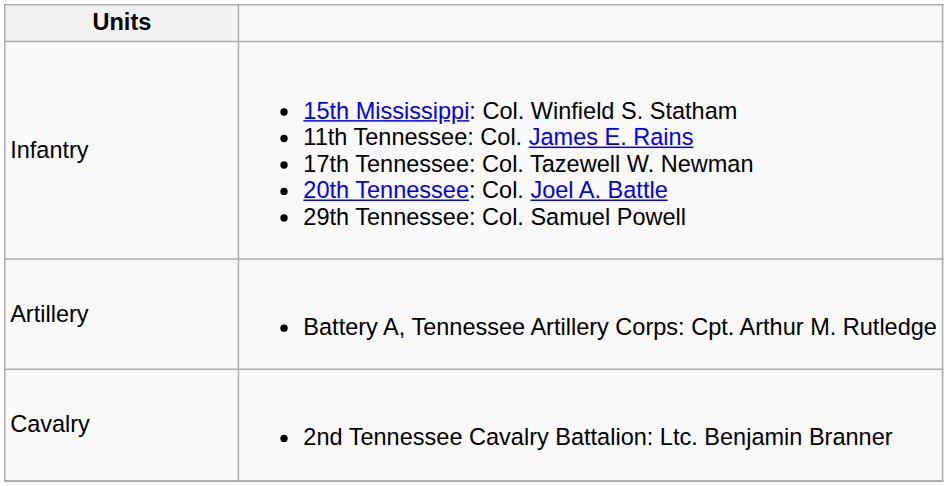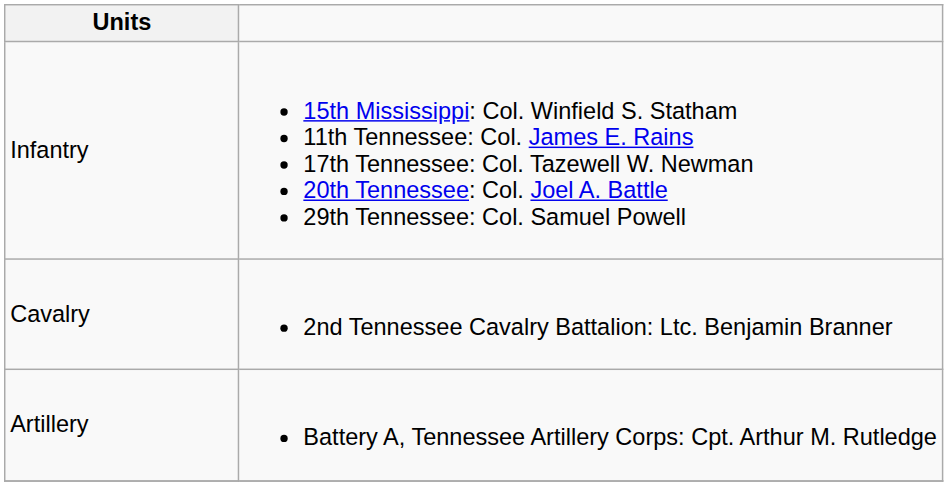rows swapped: (49, 313) <-> (50, 424)
